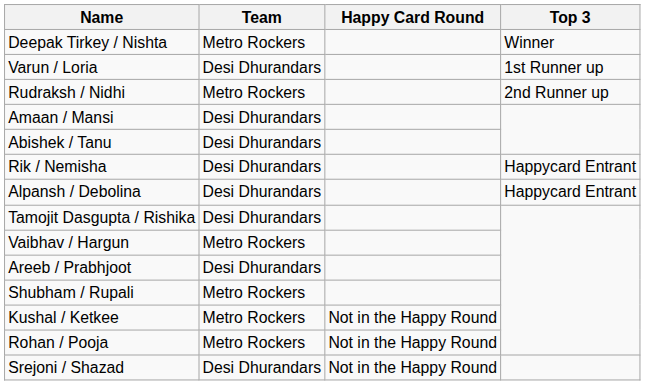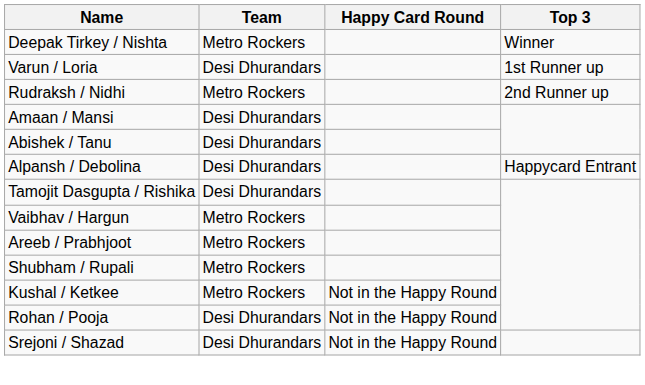- row: (57, 167)
(262, 267) Desi Dhurandars -> (254, 242) Metro Rockers
(254, 343) Metro Rockers -> (262, 318) Desi Dhurandars
